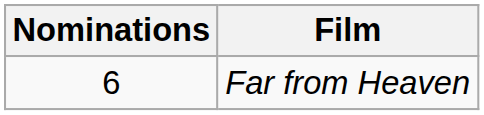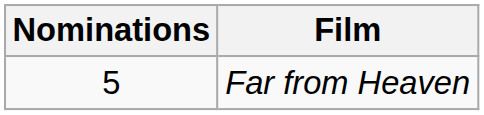(111, 82) 6 -> (111, 82) 5
